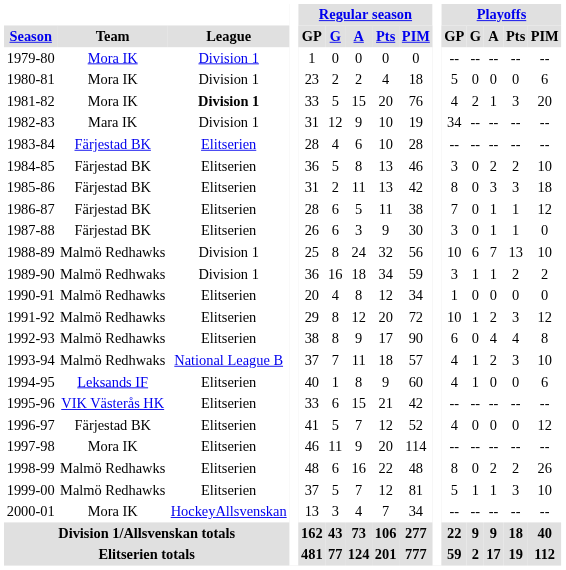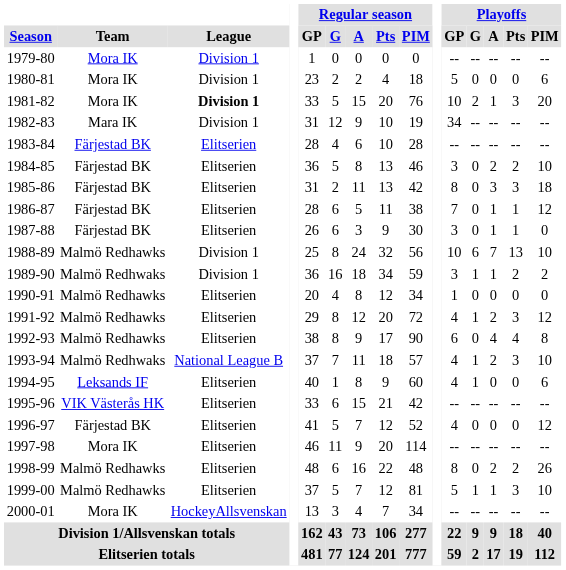(454, 101) 4 -> (454, 101) 10
(454, 317) 10 -> (454, 317) 4
